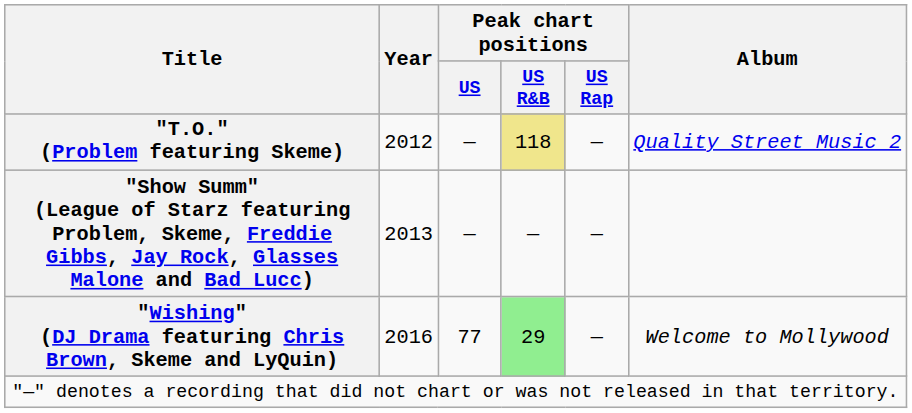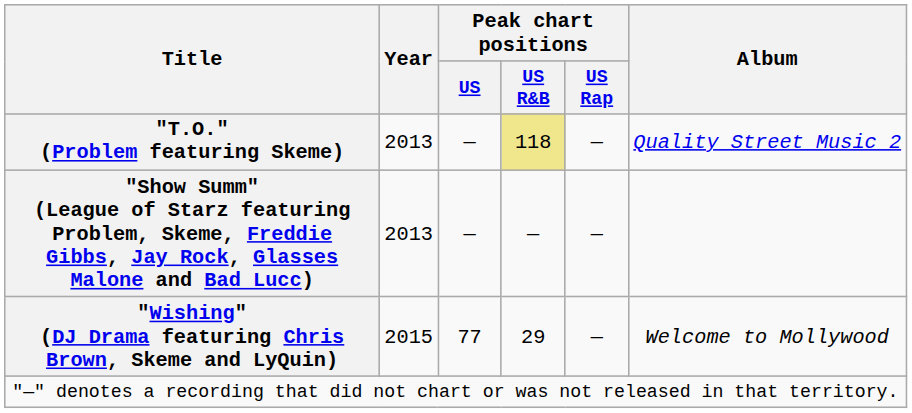(409, 142) 2012 -> (409, 142) 2013
(409, 337) 2016 -> (409, 337) 2015
(533, 337) lightgreen background -> (533, 337) no background
